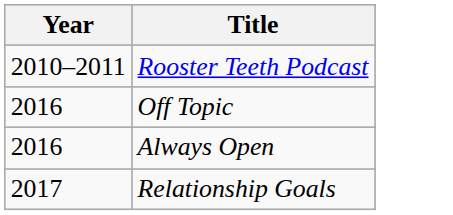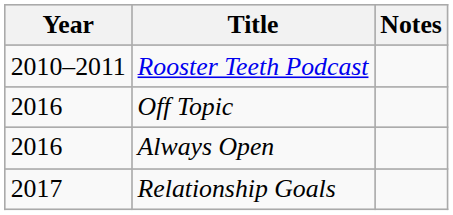+ column: (411, 24)
